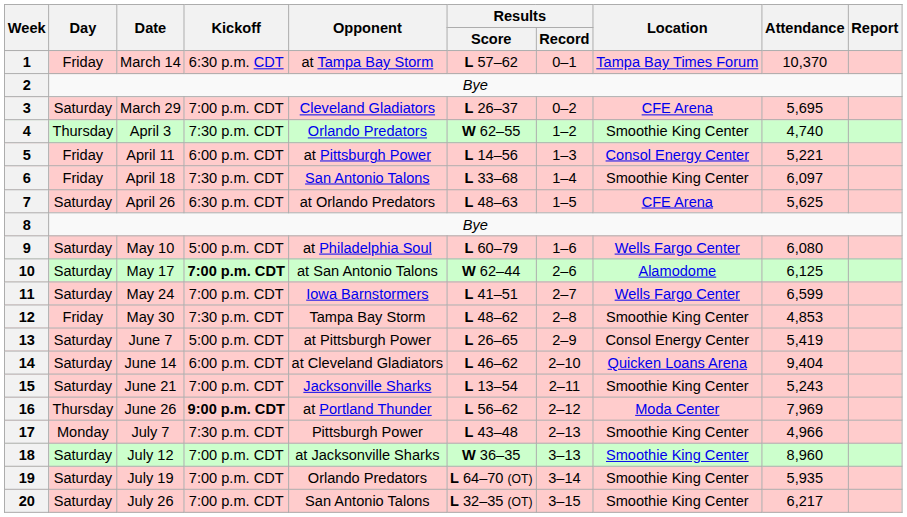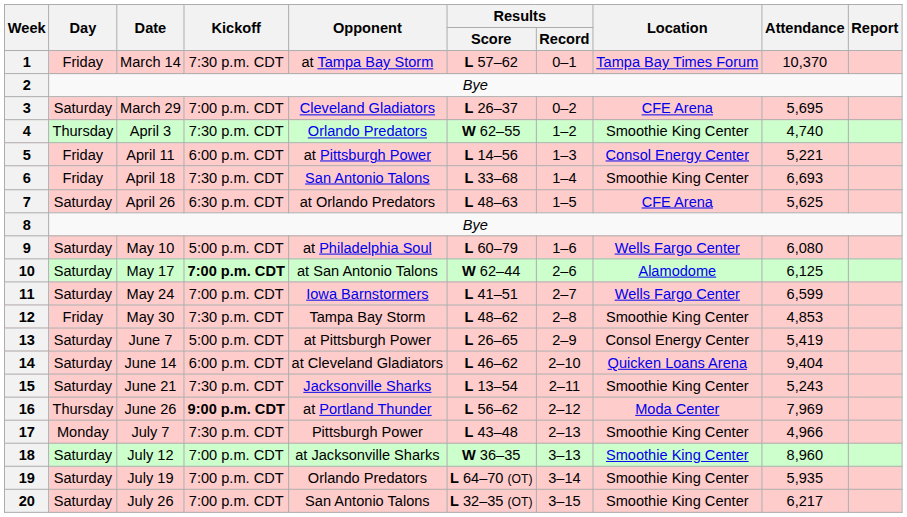(236, 62) 6:30 p.m. CDT -> (236, 62) 7:30 p.m. CDT
(805, 178) 6,097 -> (805, 178) 6,693
(236, 386) 7:00 p.m. CDT -> (236, 386) 7:30 p.m. CDT
